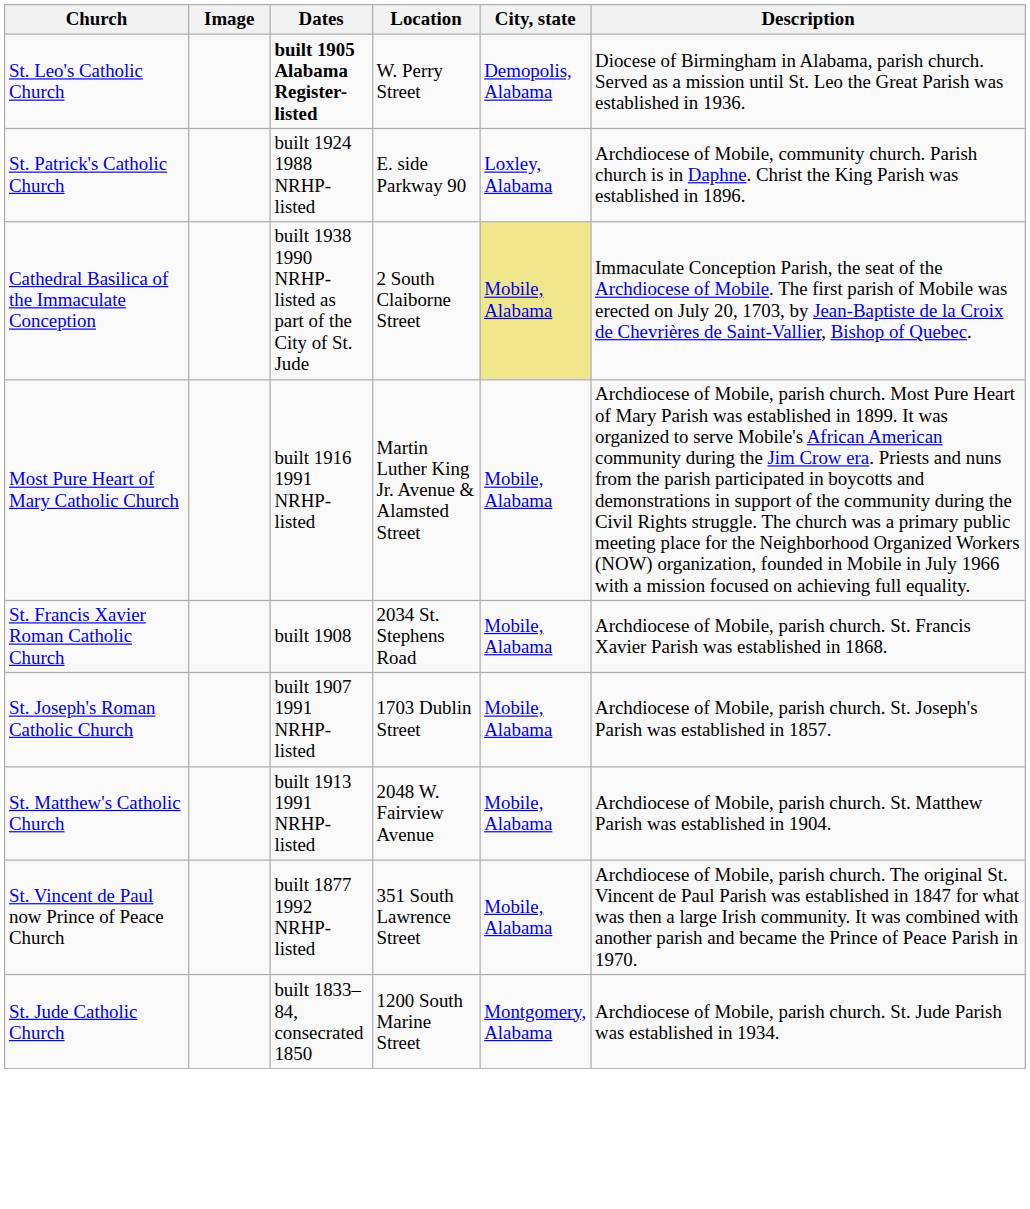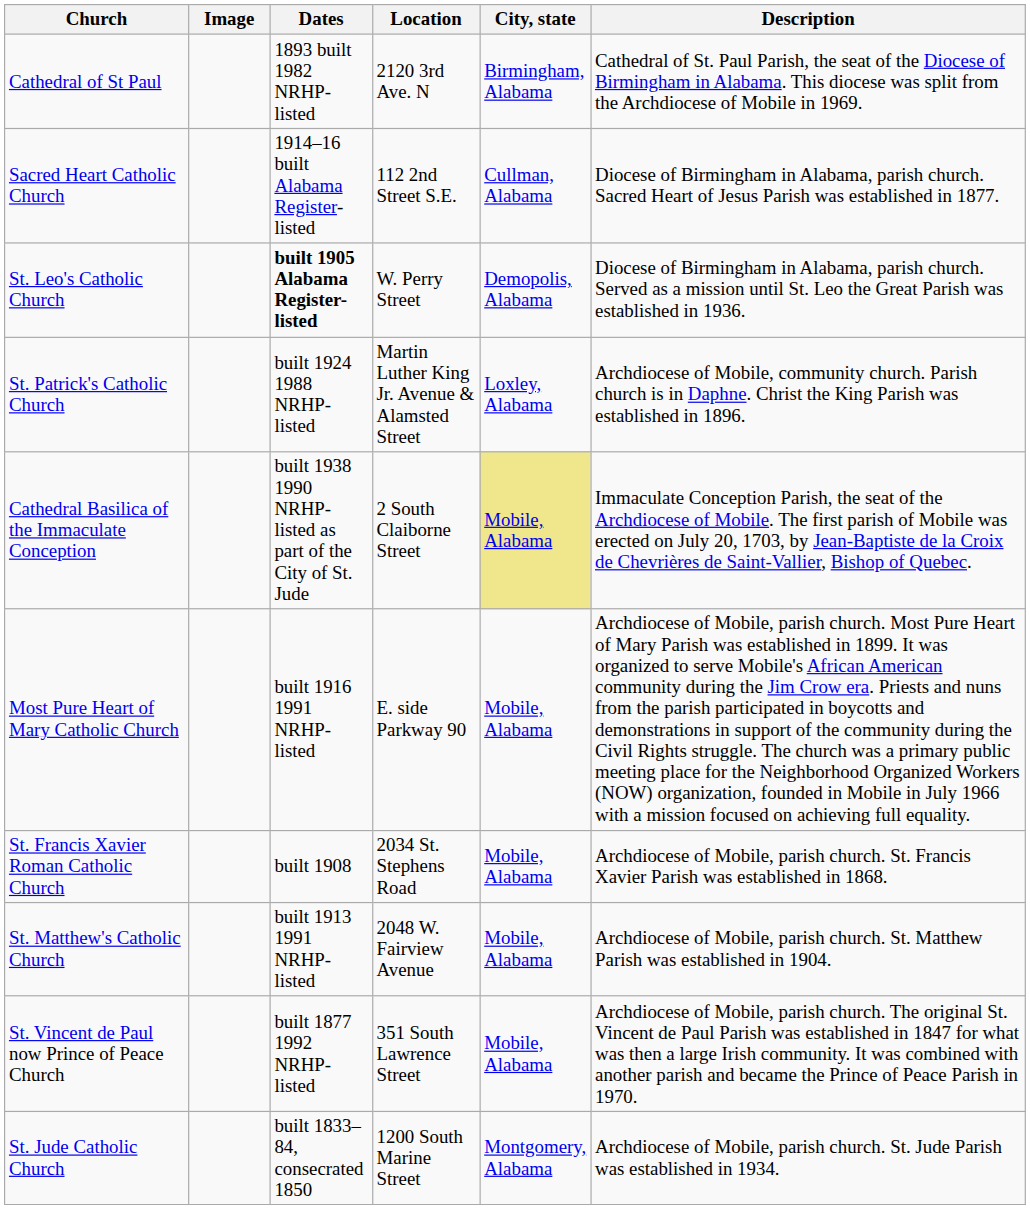+ row: (85, 81)
+ row: (92, 185)
(421, 174) E. side Parkway 90 -> (425, 394) Martin Luther King Jr. Avenue & Alamsted Street
(425, 489) Martin Luther King Jr. Avenue & Alamsted Street -> (421, 719) E. side Parkway 90
- row: (82, 719)
